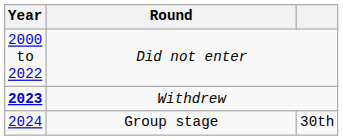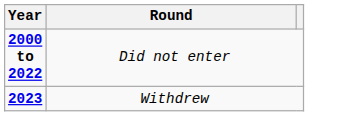(25, 57) normal -> (25, 57) bold
- row: (171, 122)
